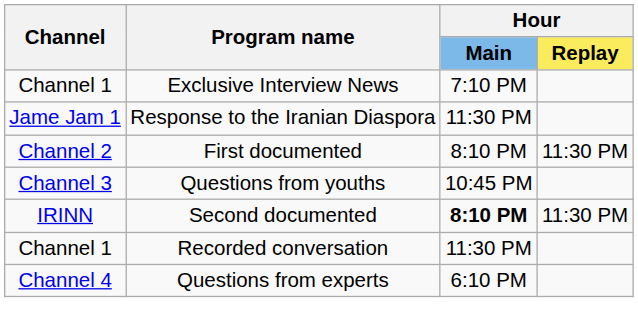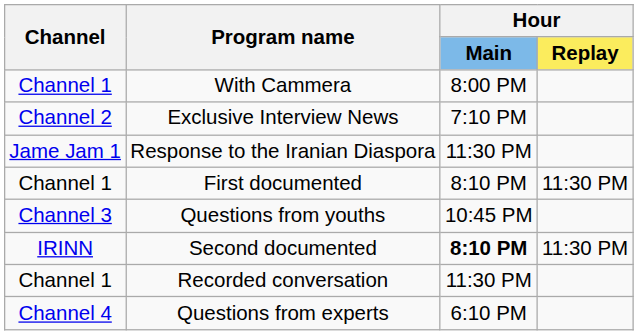+ row: (283, 85)
(65, 85) Channel 1 -> (65, 118) Channel 2
(65, 150) Channel 2 -> (65, 183) Channel 1
